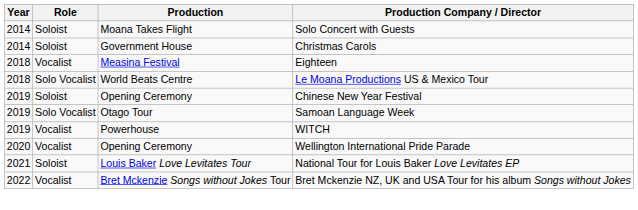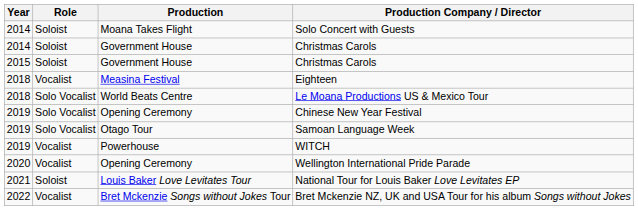+ row: (19, 63)
(51, 96) Soloist -> (65, 113) Solo Vocalist
